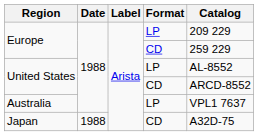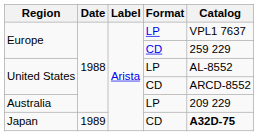(210, 31) 209 229 -> (218, 31) VPL1 7637
(218, 103) VPL1 7637 -> (210, 103) 209 229
(93, 121) 1988 -> (93, 121) 1989
(212, 121) normal -> (212, 121) bold
